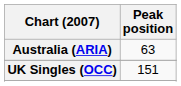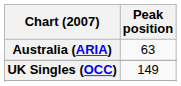(148, 70) 151 -> (148, 70) 149
